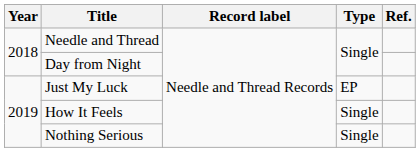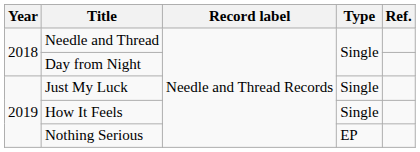(349, 87) EP -> (359, 87) Single
(359, 135) Single -> (349, 135) EP
